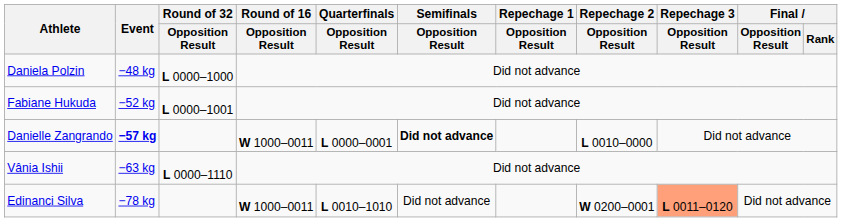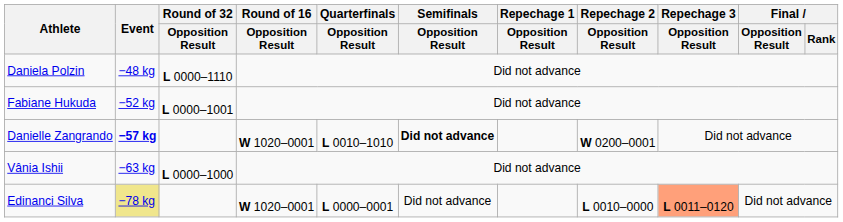(198, 78) L 0000–1000 -> (198, 78) L 0000–1110
(276, 143) W 1000–0011 -> (277, 143) W 1020–0001
(357, 143) L 0000–0001 -> (358, 143) L 0010–1010
(617, 143) L 0010–0000 -> (618, 143) W 0200–0001
(198, 175) L 0000–1110 -> (198, 175) L 0000–1000
(137, 201) no background -> (137, 201) khaki background
(276, 208) W 1000–0011 -> (277, 208) W 1020–0001
(357, 208) L 0010–1010 -> (358, 208) L 0000–0001
(617, 208) W 0200–0001 -> (618, 208) L 0010–0000
